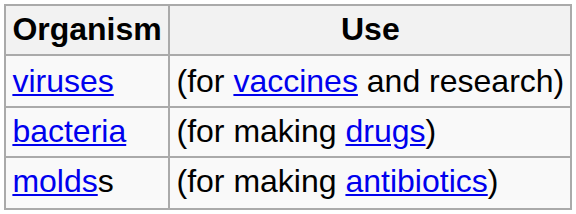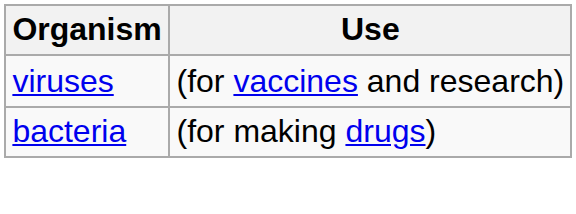- row: (63, 182)
